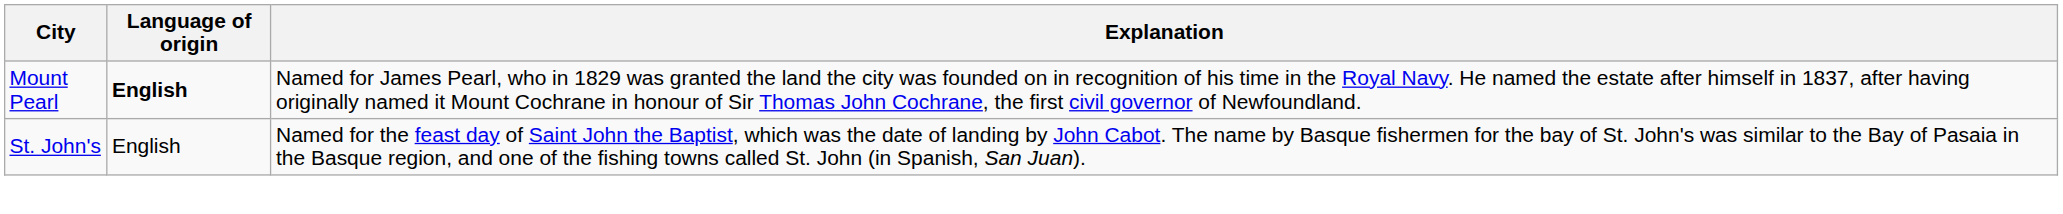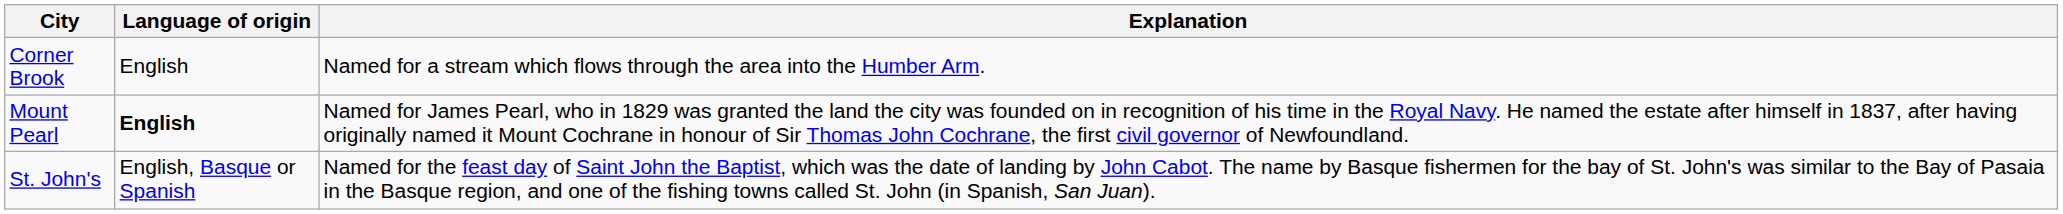+ row: (42, 66)
(146, 146) English -> (208, 179) English, Basque or Spanish
